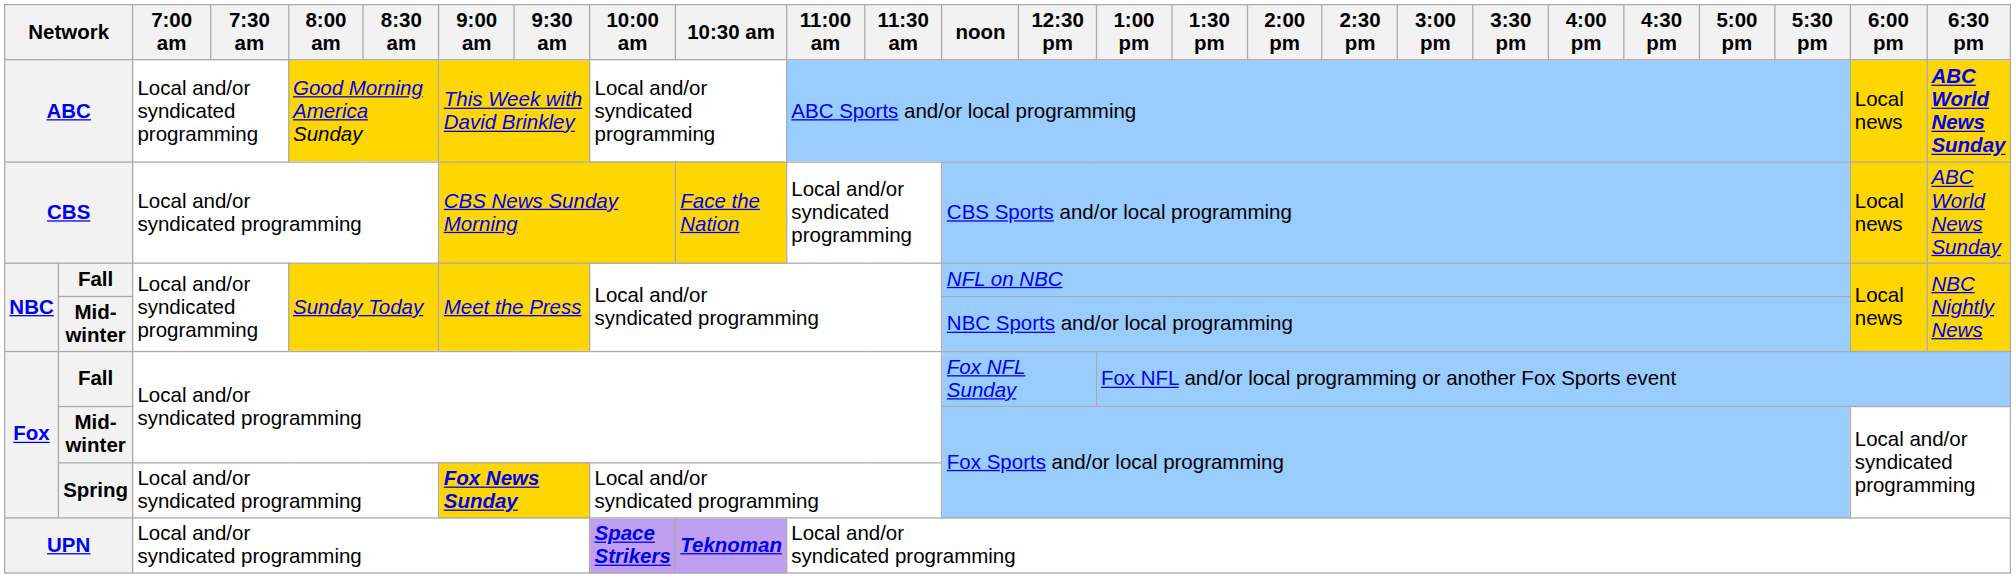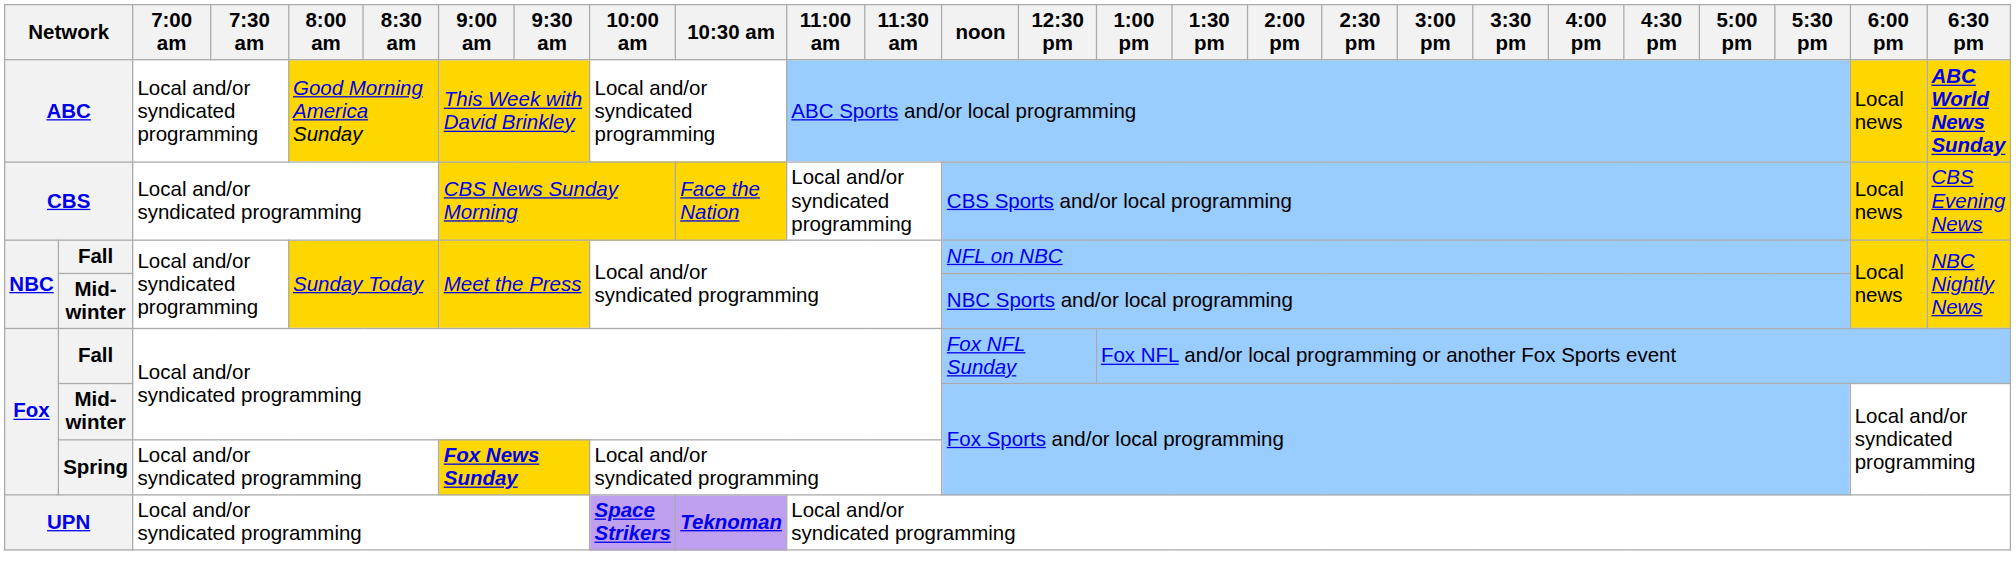(1966, 212) ABC World News Sunday -> (1968, 200) CBS Evening News
